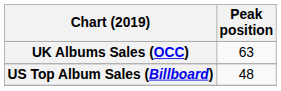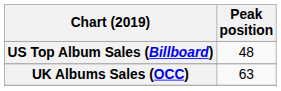rows swapped: (110, 52) <-> (110, 74)
